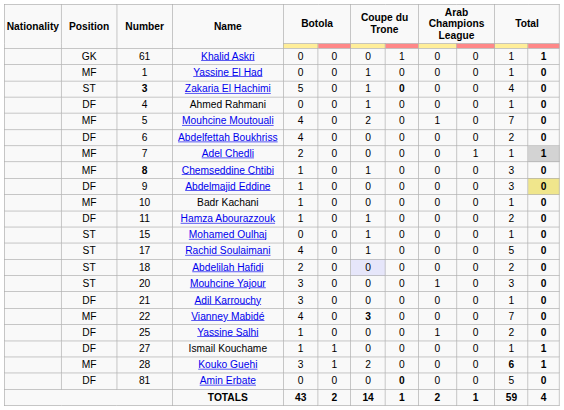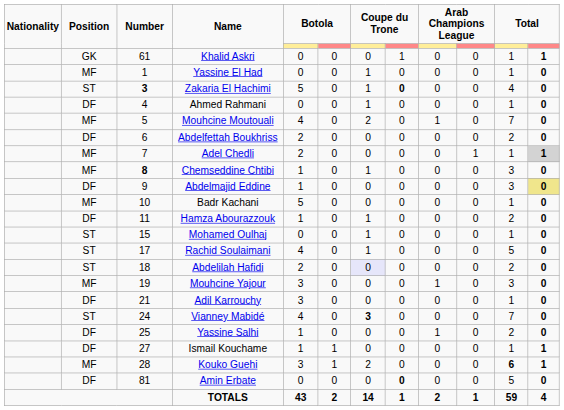(301, 137) 4 -> (301, 137) 2
(301, 202) 1 -> (301, 202) 5
(89, 283) ST -> (89, 283) MF
(145, 283) 20 -> (145, 283) 19
(89, 316) MF -> (89, 316) ST
(145, 316) 22 -> (145, 316) 24
